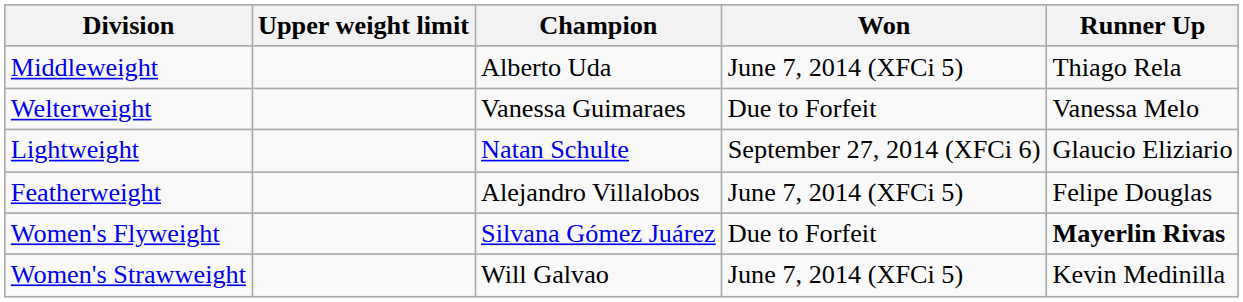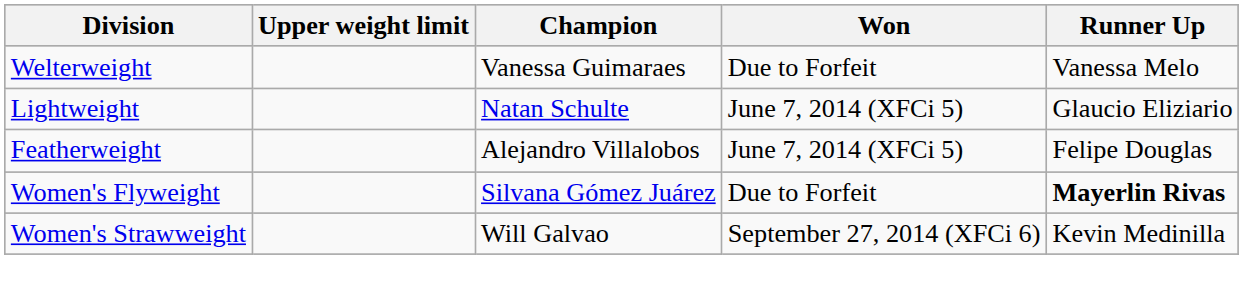- row: (84, 66)
(884, 150) September 27, 2014 (XFCi 6) -> (845, 108) June 7, 2014 (XFCi 5)
(845, 274) June 7, 2014 (XFCi 5) -> (884, 233) September 27, 2014 (XFCi 6)
